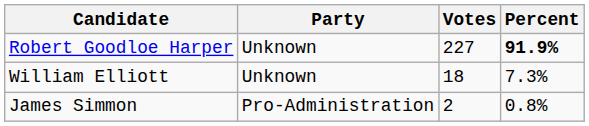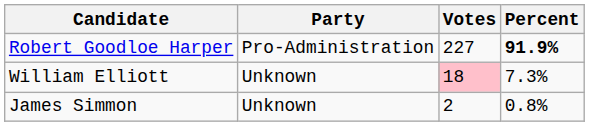(279, 48) Unknown -> (338, 48) Pro-Administration
(453, 77) no background -> (453, 77) pink background
(338, 106) Pro-Administration -> (279, 106) Unknown
